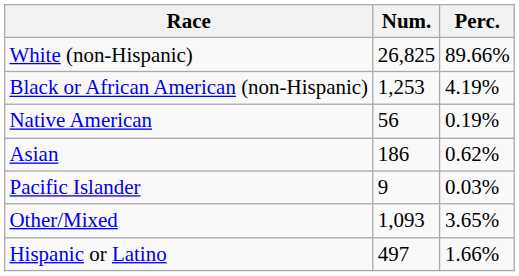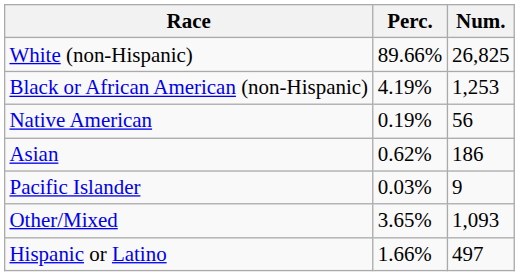columns swapped: (406, 21) <-> (477, 21)
